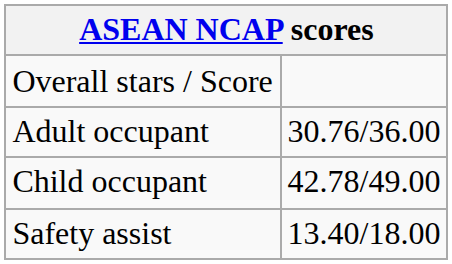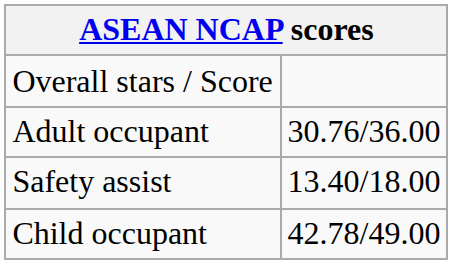rows swapped: (110, 182) <-> (92, 232)
